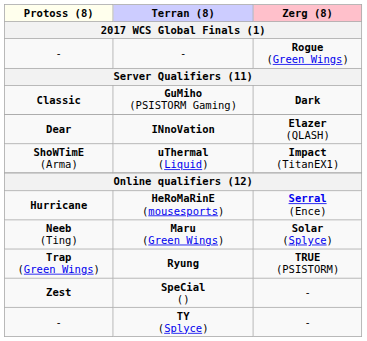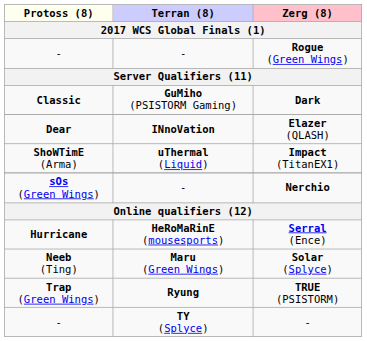+ row: (59, 188)
- row: (59, 293)
